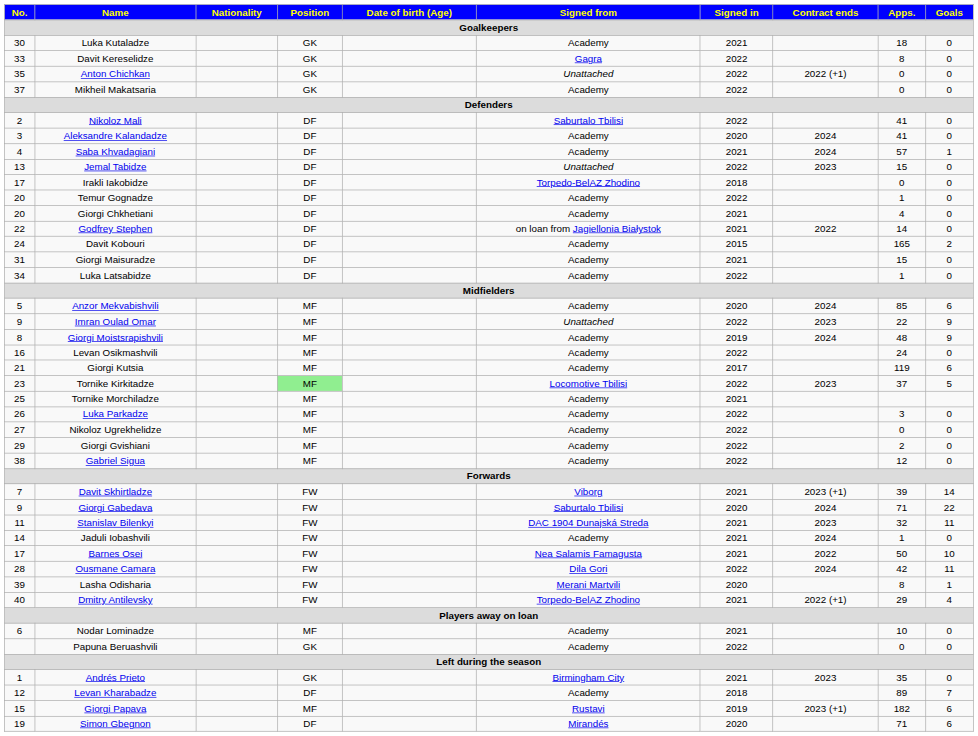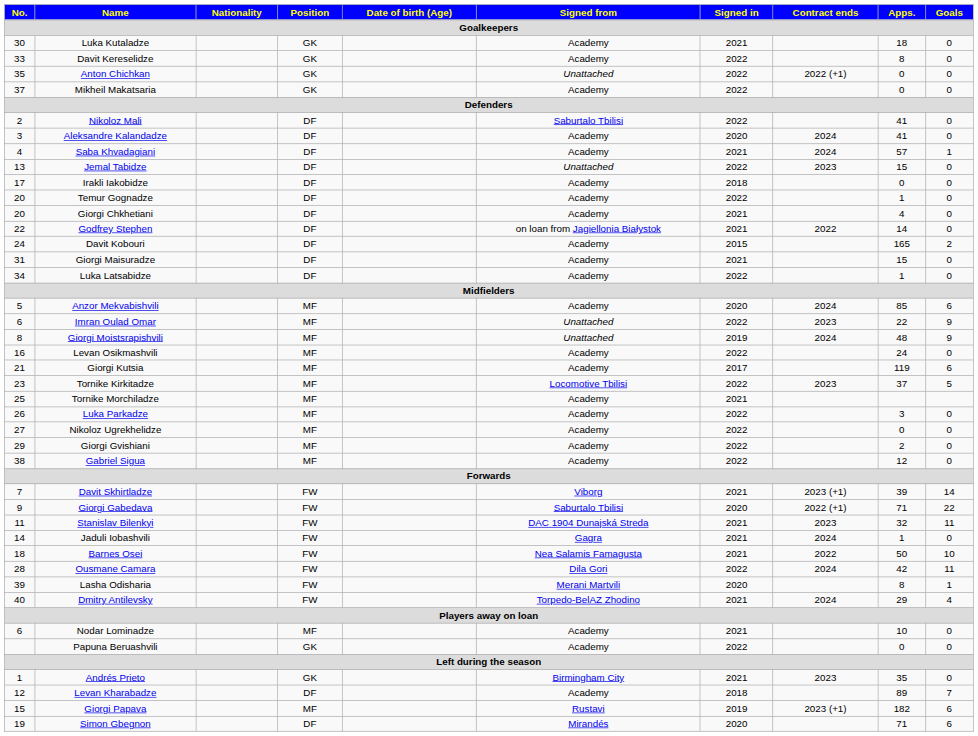(588, 59) Gagra -> (588, 59) Academy
(588, 183) Torpedo-BelAZ Zhodino -> (588, 183) Academy
(20, 322) 9 -> (20, 322) 6
(588, 337) Academy -> (588, 337) Unattached
(310, 384) lightgreen background -> (310, 384) no background
(825, 508) 2024 -> (825, 508) 2022 (+1)
(588, 538) Academy -> (588, 538) Gagra
(20, 554) 17 -> (20, 554) 18
(825, 600) 2022 (+1) -> (825, 600) 2024
